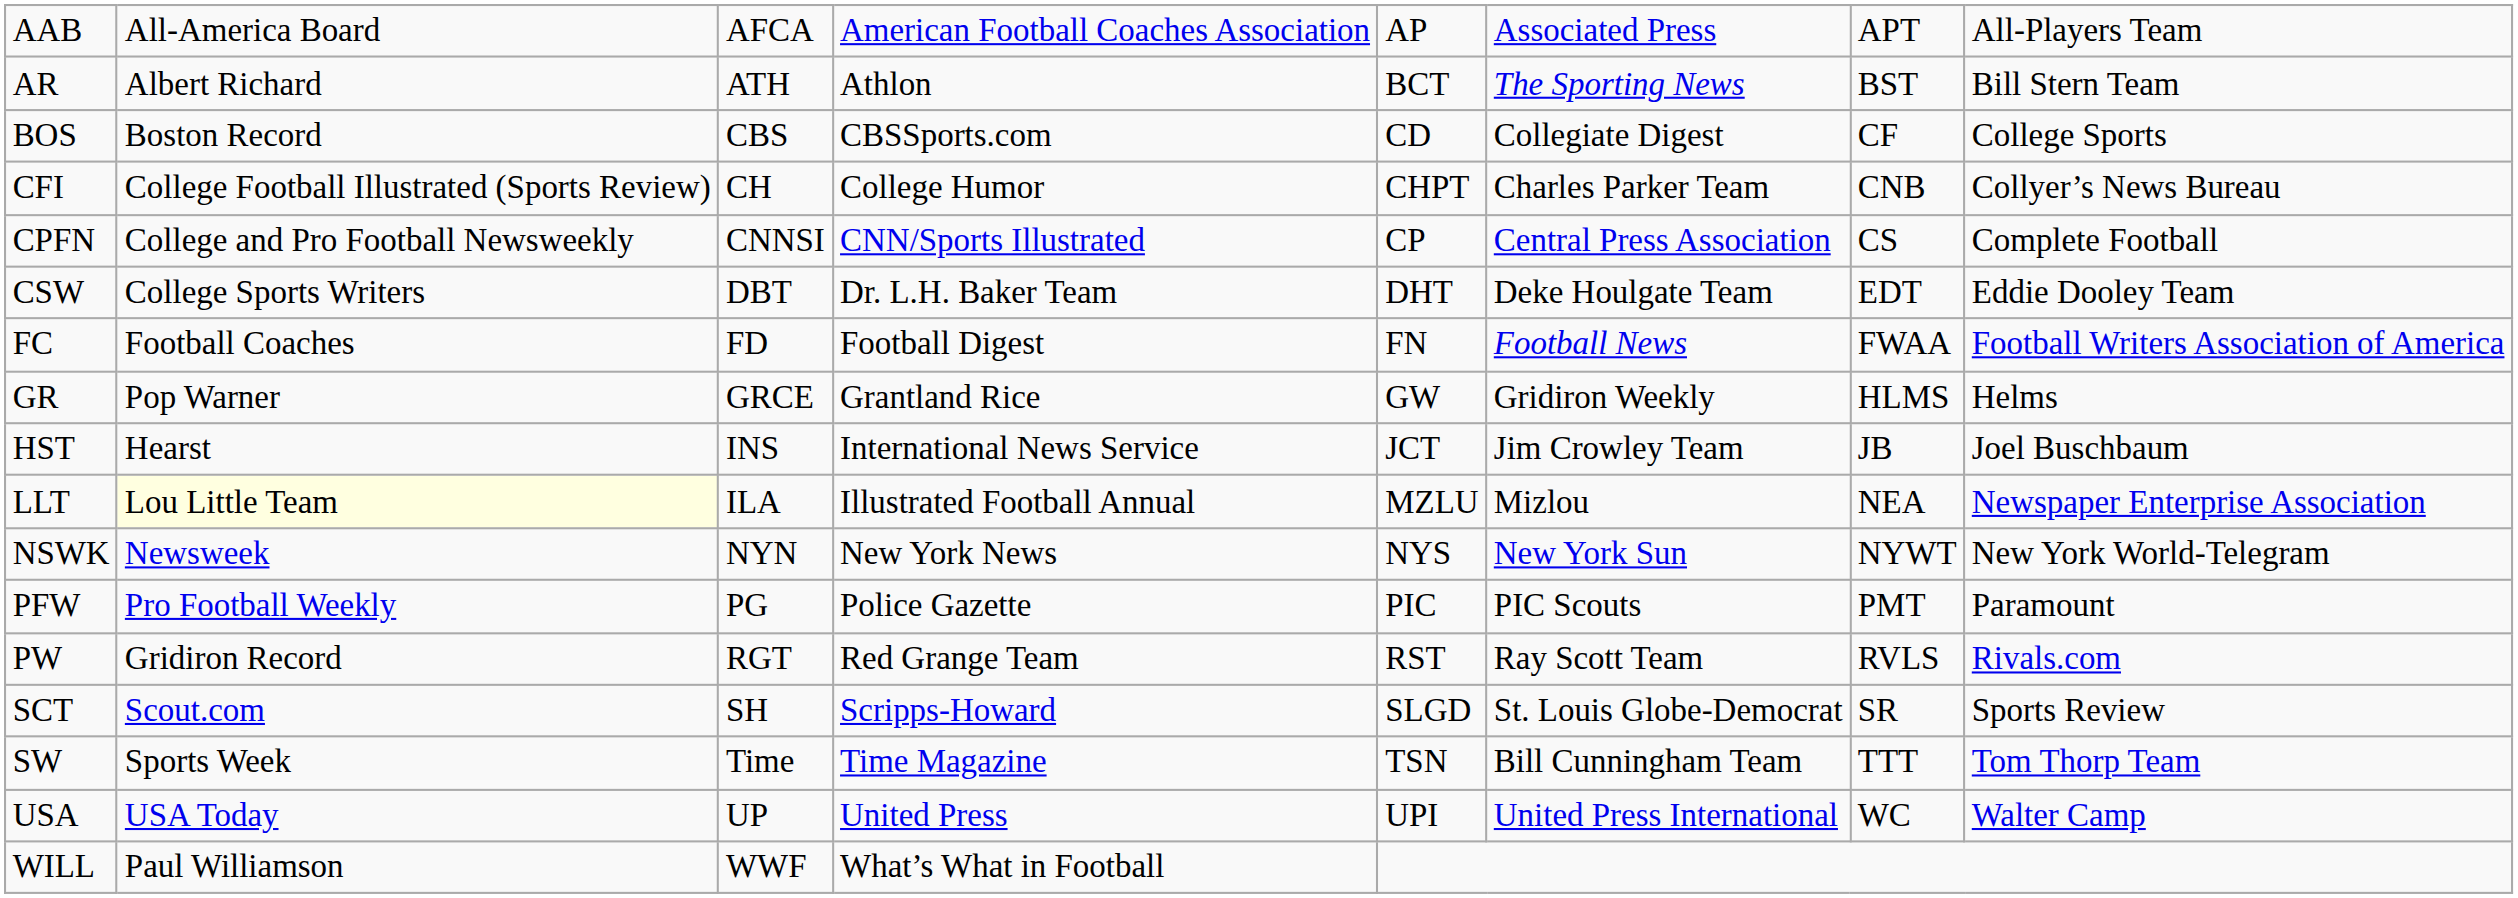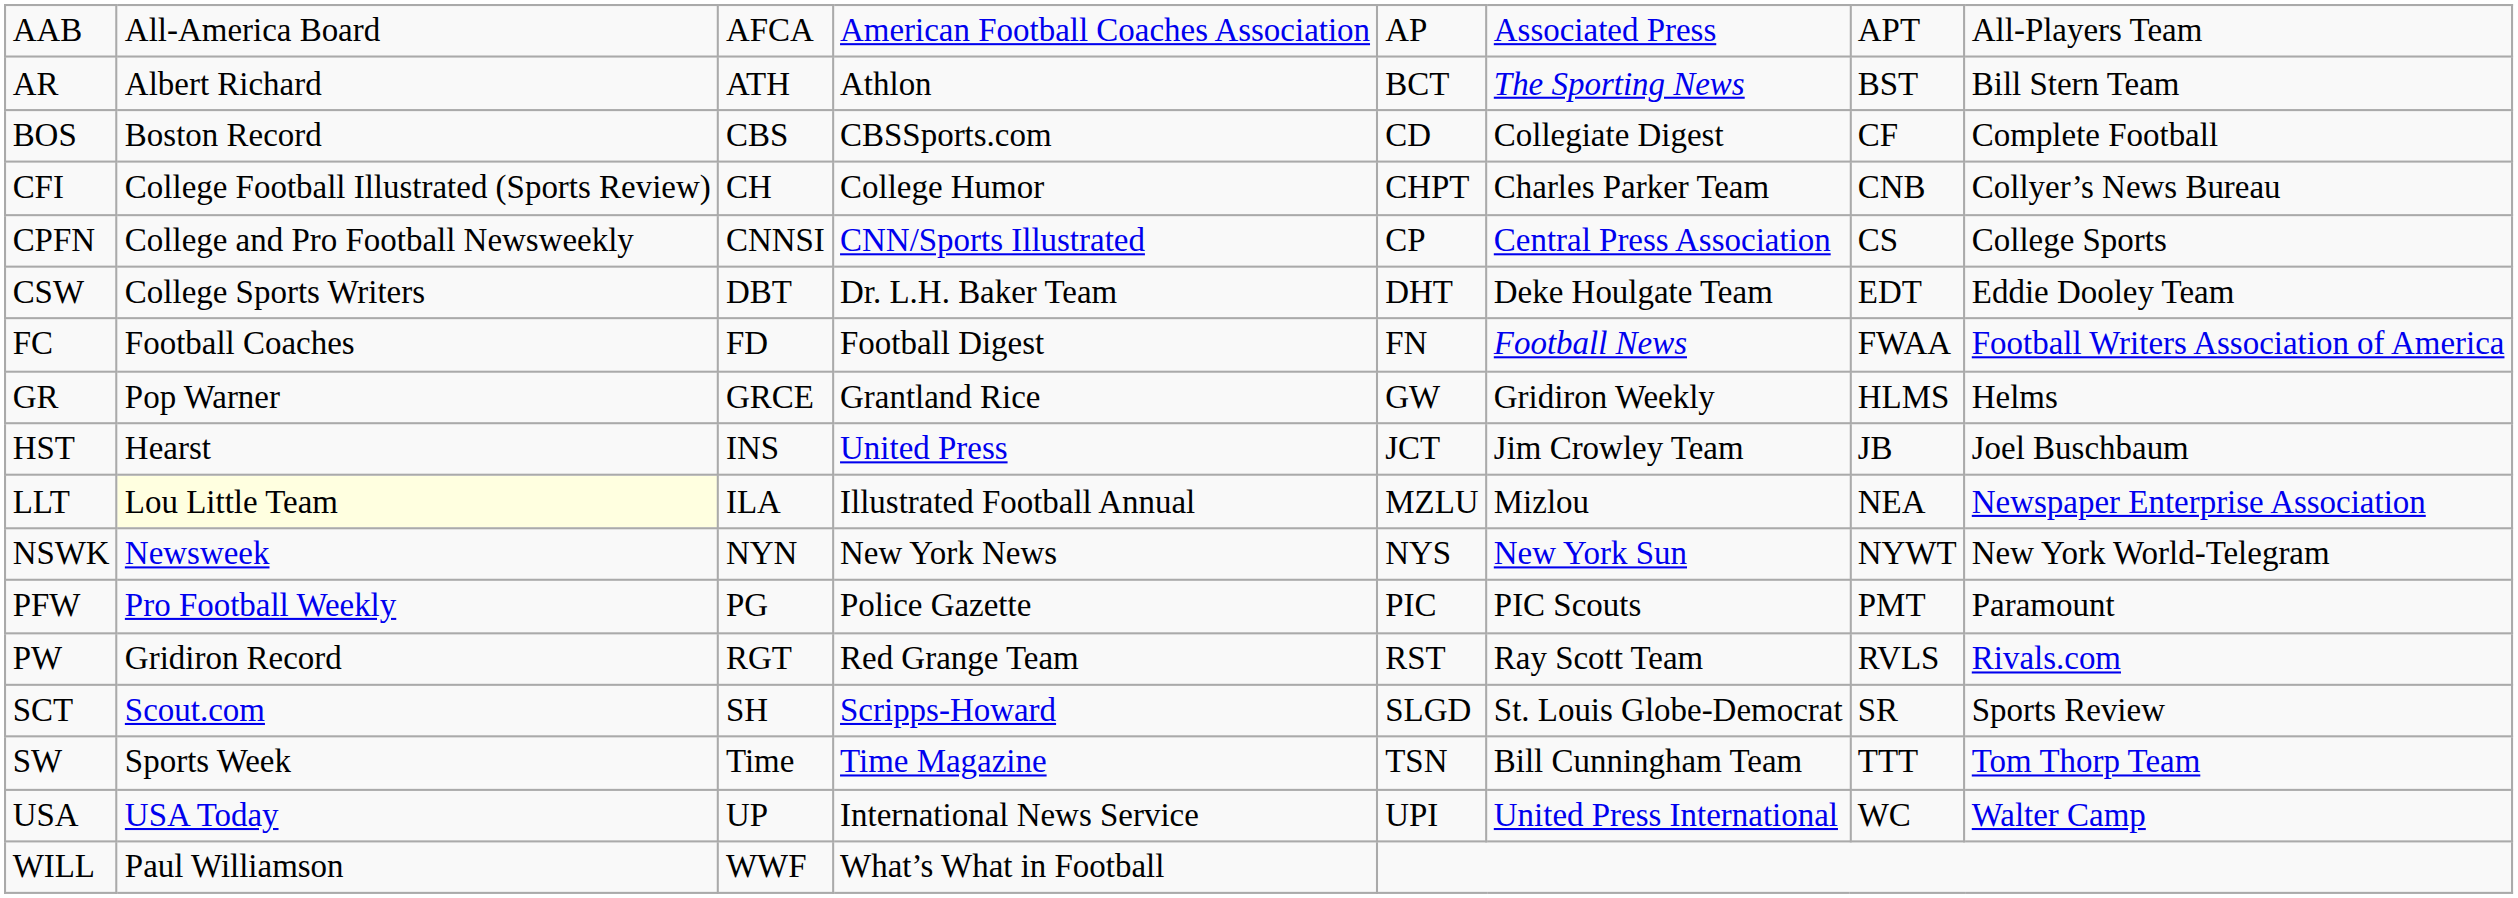(2069, 135) College Sports -> (2095, 135) Complete Football
(2095, 239) Complete Football -> (2069, 239) College Sports
(1019, 448) International News Service -> (924, 448) United Press
(924, 814) United Press -> (1019, 814) International News Service
